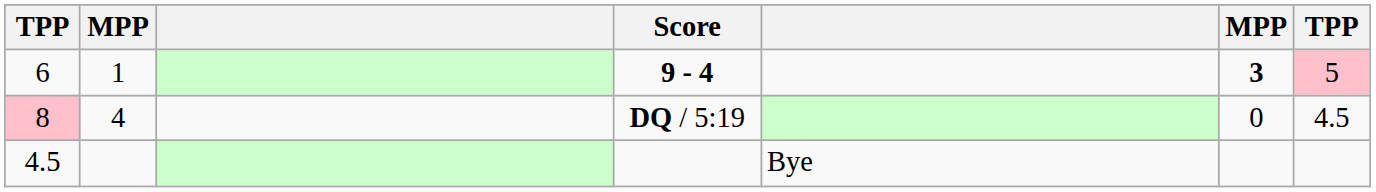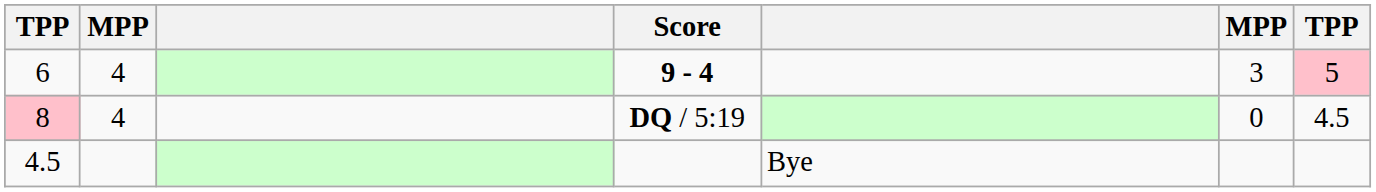(118, 72) 1 -> (118, 72) 4
(1256, 72) bold -> (1256, 72) normal
